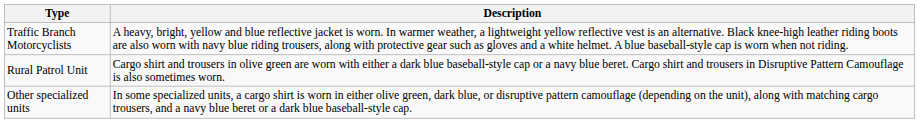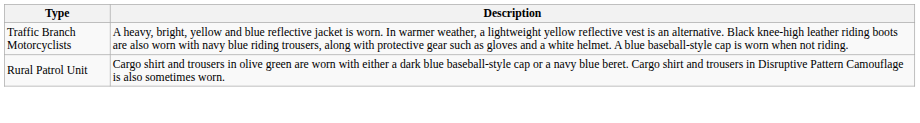- row: (48, 102)
